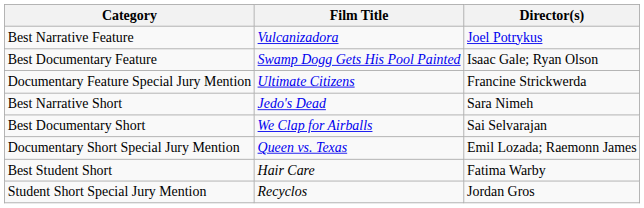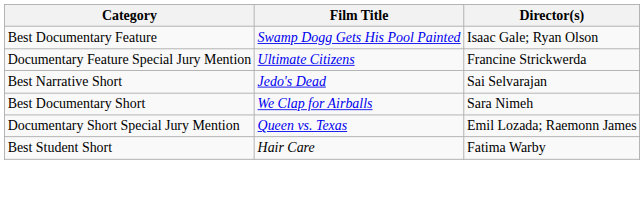- row: (71, 37)
(500, 103) Sara Nimeh -> (507, 81) Sai Selvarajan
(507, 125) Sai Selvarajan -> (500, 103) Sara Nimeh
- row: (107, 192)
